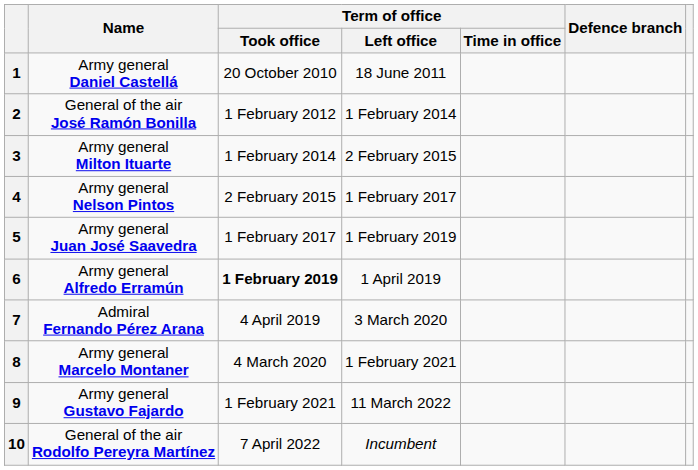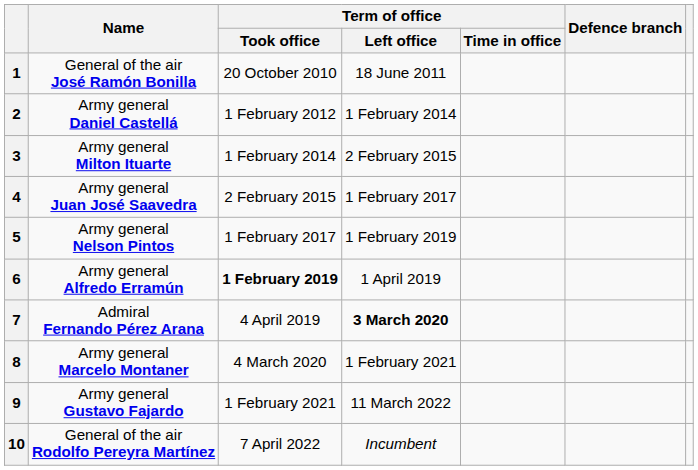(124, 73) Army general Daniel Castellá -> (124, 73) General of the air José Ramón Bonilla
(124, 114) General of the air José Ramón Bonilla -> (124, 114) Army general Daniel Castellá
(124, 196) Army general Nelson Pintos -> (124, 196) Army general Juan José Saavedra
(124, 238) Army general Juan José Saavedra -> (124, 238) Army general Nelson Pintos
(401, 320) normal -> (401, 320) bold
